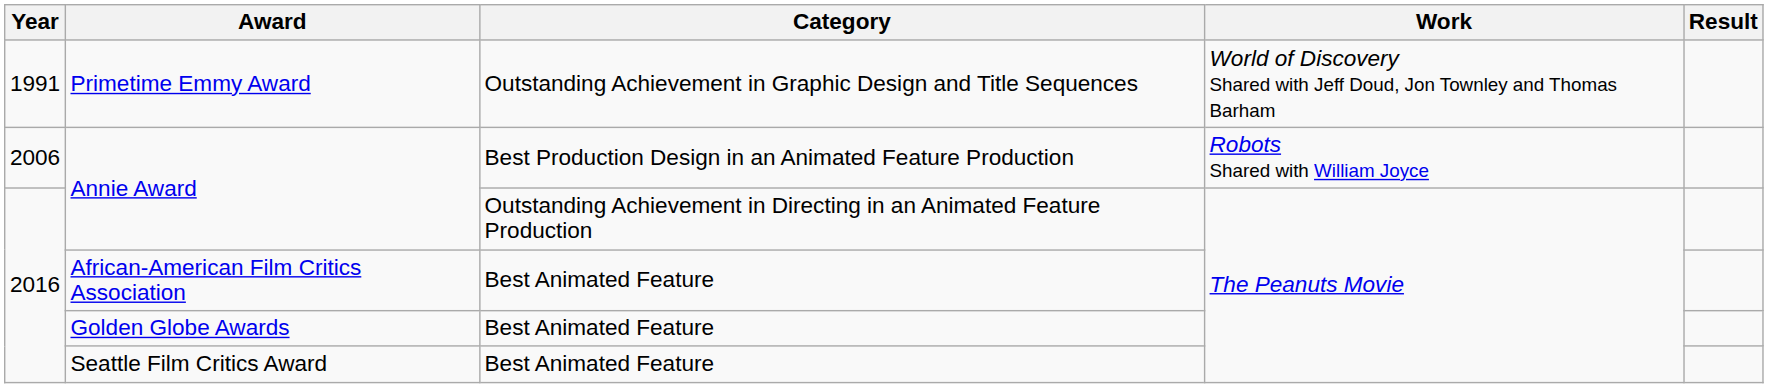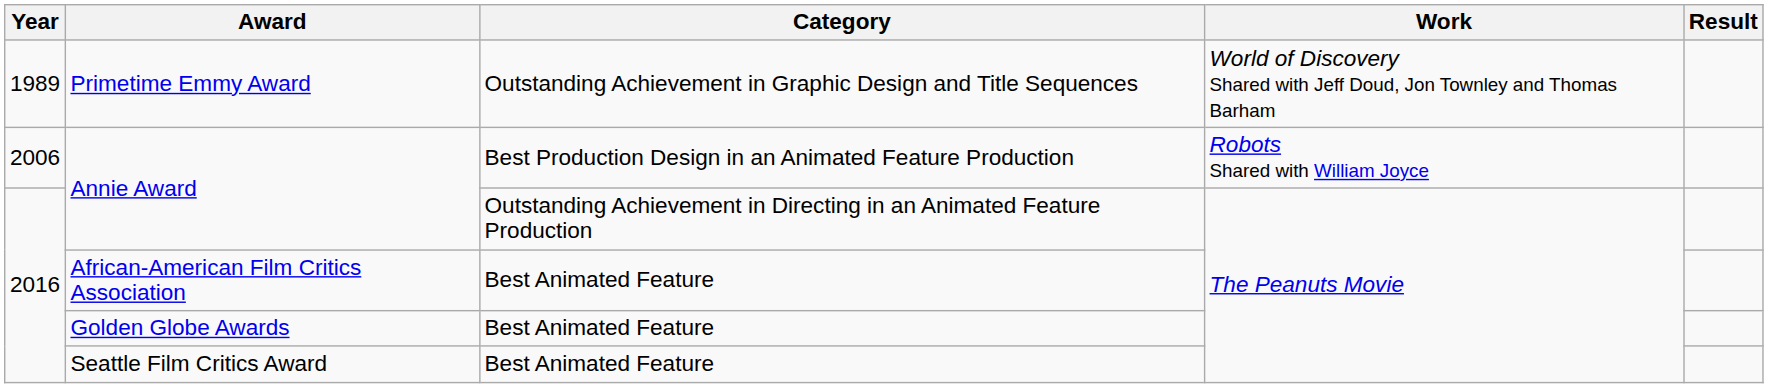(35, 83) 1991 -> (35, 83) 1989
